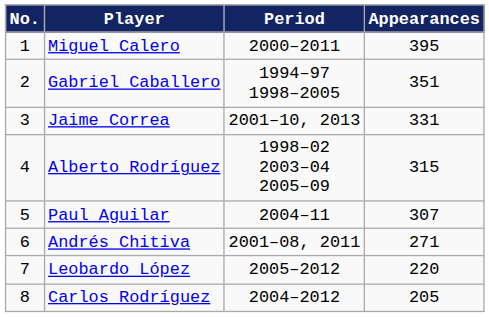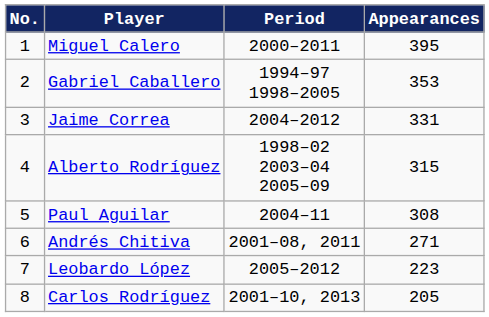(424, 83) 351 -> (424, 83) 353
(294, 121) 2001–10, 2013 -> (294, 121) 2004–2012
(424, 215) 307 -> (424, 215) 308
(424, 270) 220 -> (424, 270) 223
(294, 297) 2004–2012 -> (294, 297) 2001–10, 2013
